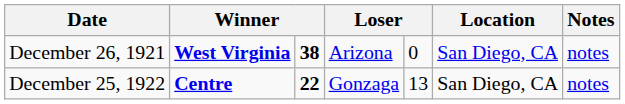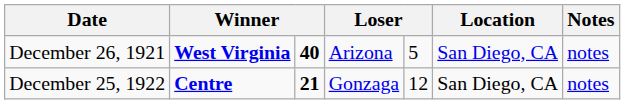(310, 51) 38 -> (310, 51) 40
(413, 51) 0 -> (413, 51) 5
(310, 83) 22 -> (310, 83) 21
(418, 83) 13 -> (418, 83) 12
